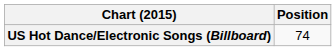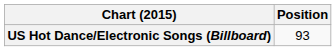(302, 35) 74 -> (302, 35) 93
